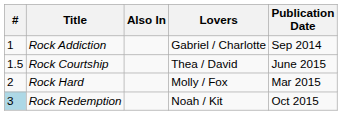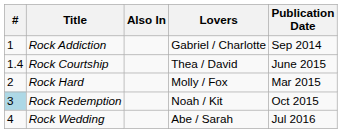(15, 63) 1.5 -> (15, 63) 1.4
+ row: (67, 119)
